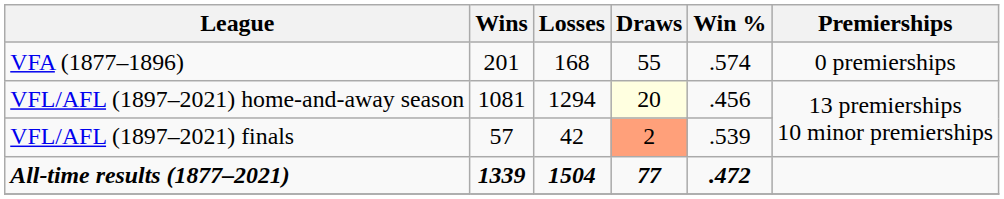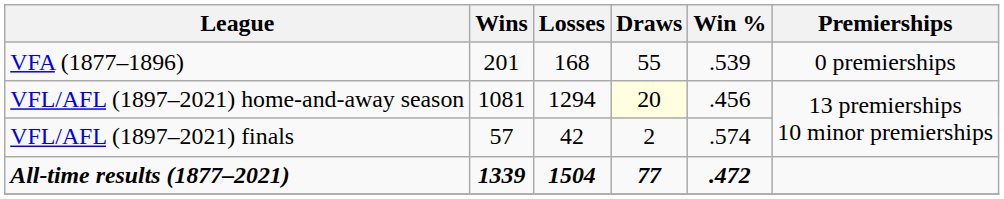(730, 61) .574 -> (730, 61) .539
(649, 136) lightsalmon background -> (649, 136) no background
(730, 136) .539 -> (730, 136) .574
